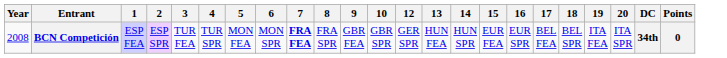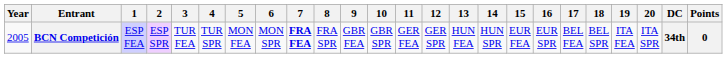+ column: (409, 13)
(18, 37) 2008 -> (18, 37) 2005
